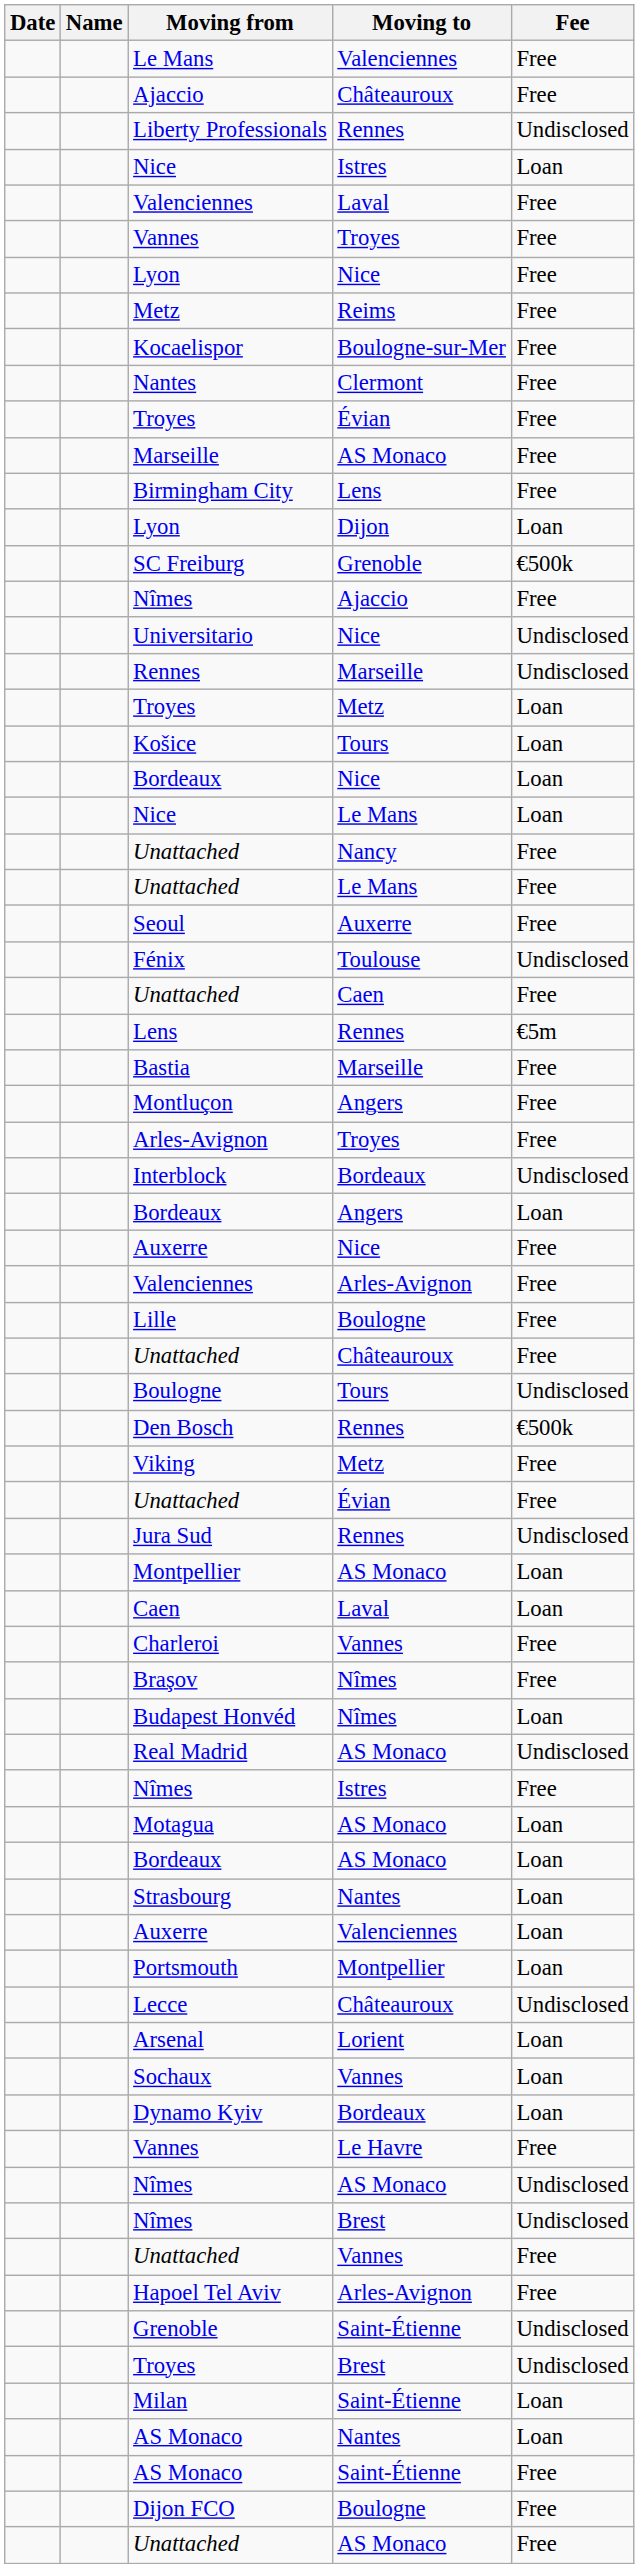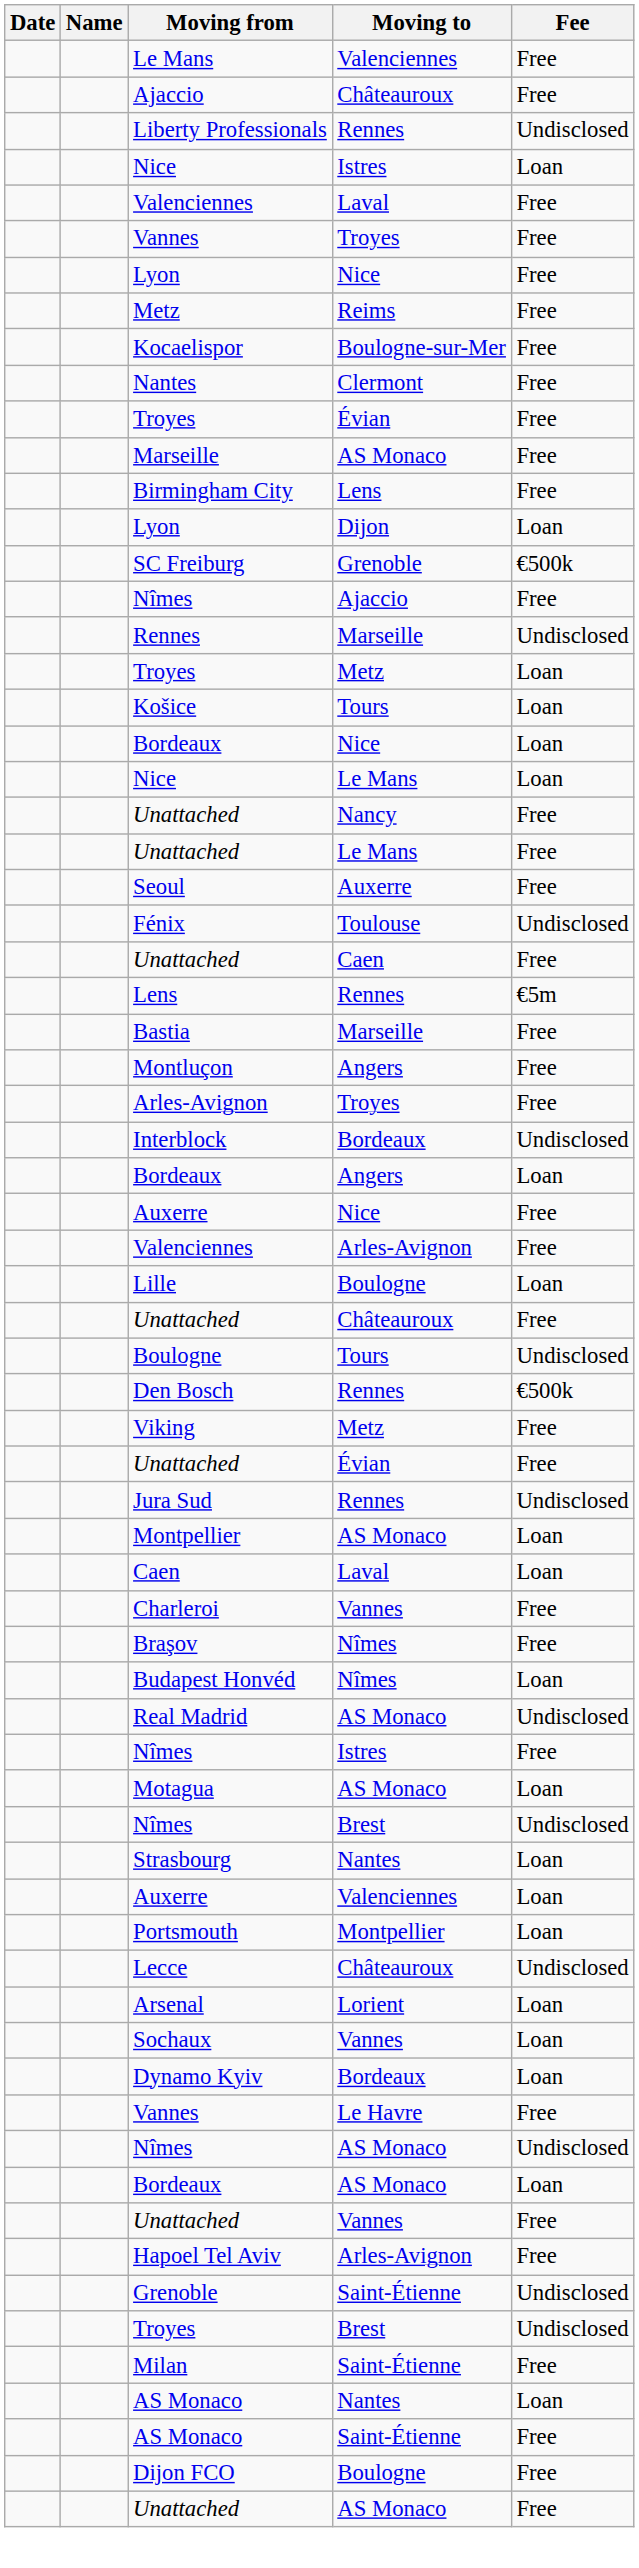- row: (193, 635)
(537, 1319) Free -> (540, 1283) Loan
rows swapped: (177, 1860) <-> (163, 2220)
(540, 2400) Loan -> (537, 2364) Free
